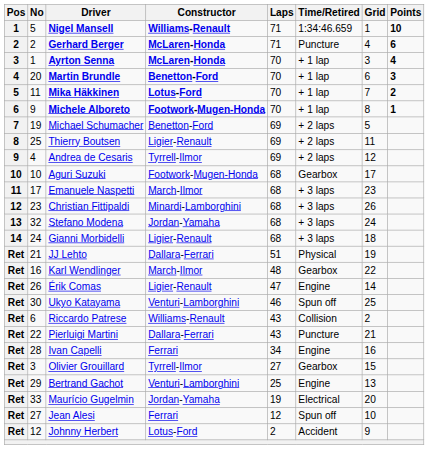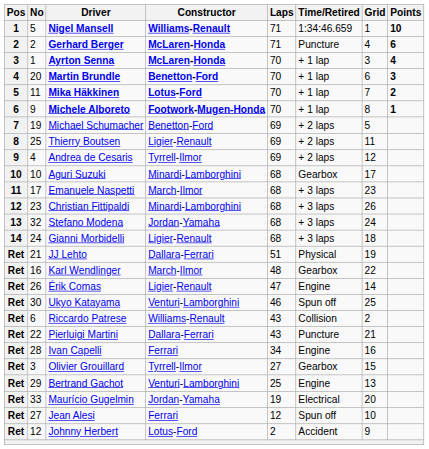(203, 174) Footwork-Mugen-Honda -> (195, 174) Minardi-Lamborghini
